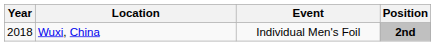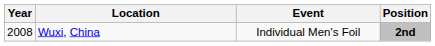(20, 31) 2018 -> (20, 31) 2008
